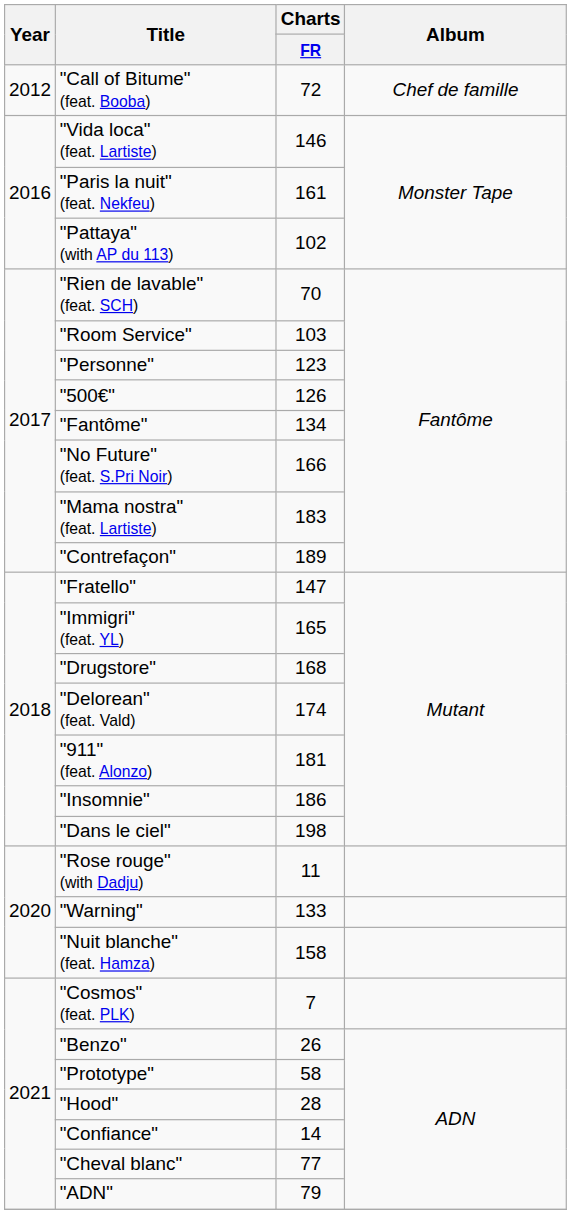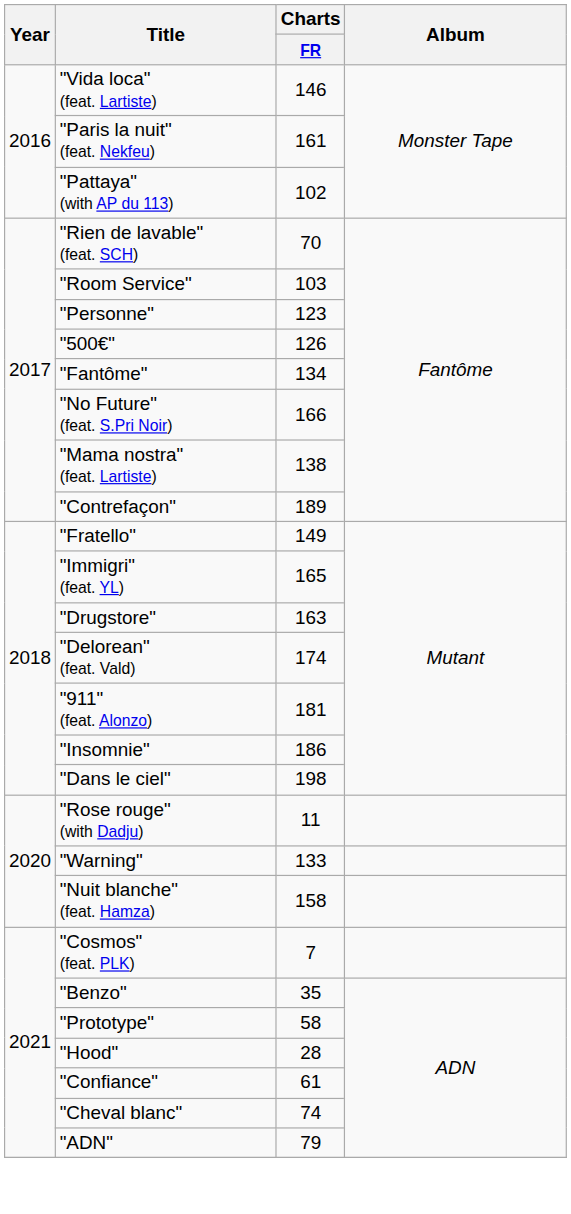- row: (125, 89)
(311, 516) 183 -> (311, 465) 138
(311, 587) 147 -> (311, 536) 149
(311, 668) 168 -> (311, 617) 163
(311, 1044) 26 -> (311, 992) 35
(311, 1133) 14 -> (311, 1082) 61
(311, 1163) 77 -> (311, 1112) 74
